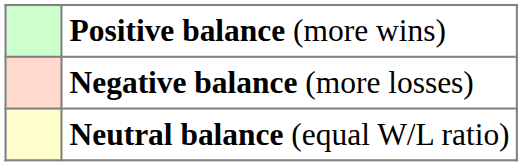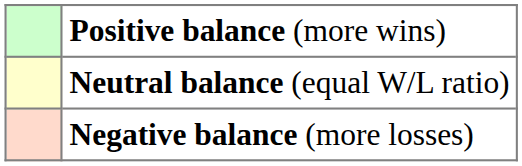rows swapped: (290, 133) <-> (272, 82)
